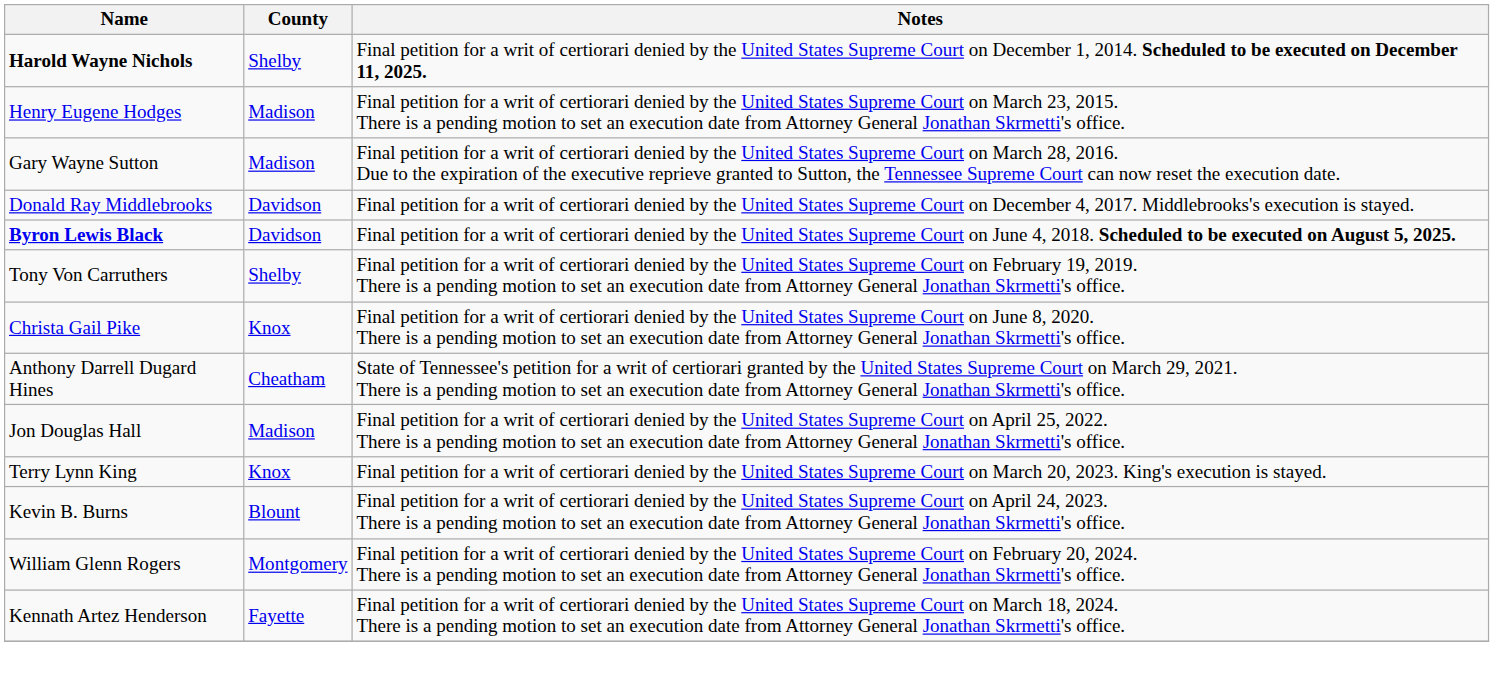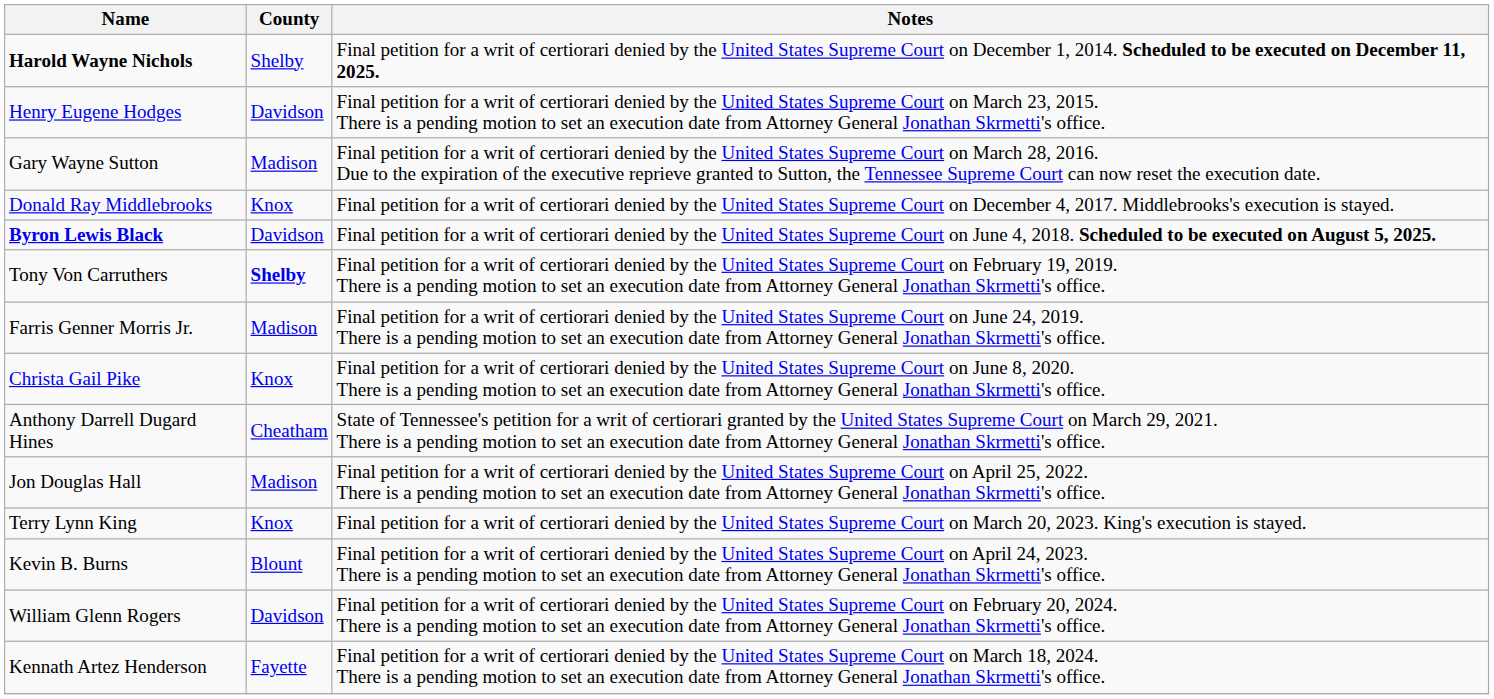(282, 112) Madison -> (287, 112) Davidson
(285, 204) Davidson -> (272, 204) Knox
(275, 275) normal -> (278, 275) bold
+ row: (101, 327)
(298, 564) Montgomery -> (287, 615) Davidson
